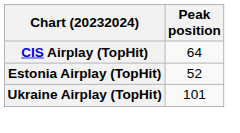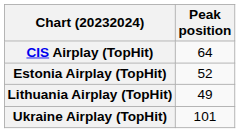+ row: (90, 95)
